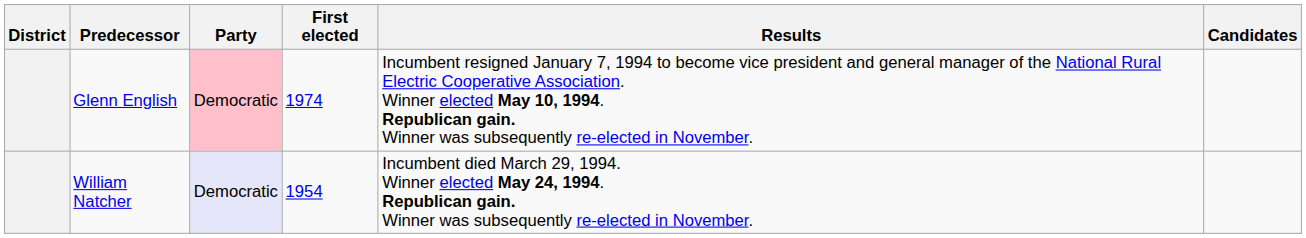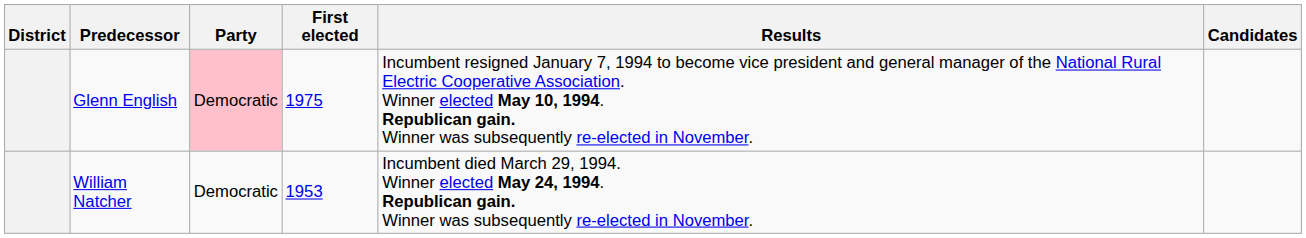(304, 100) 1974 -> (304, 100) 1975
(236, 192) lavender background -> (236, 192) no background
(304, 192) 1954 -> (304, 192) 1953
